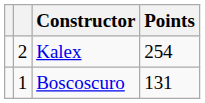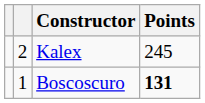(158, 51) 254 -> (158, 51) 245
(158, 83) normal -> (158, 83) bold
